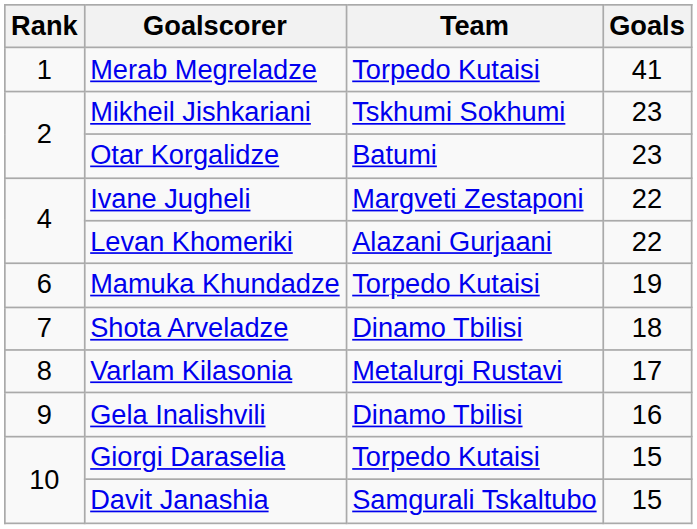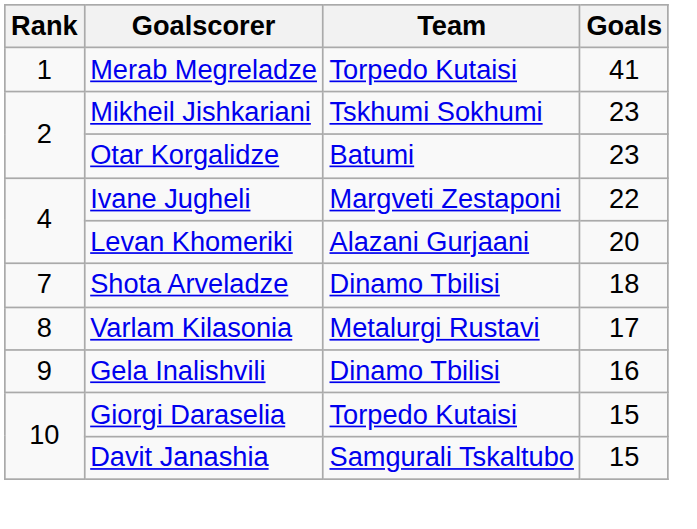(647, 241) 22 -> (624, 241) 20
- row: (215, 284)
